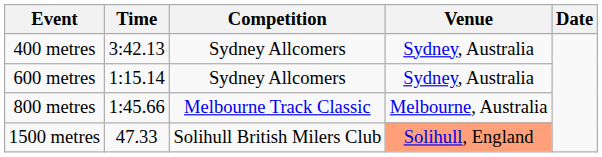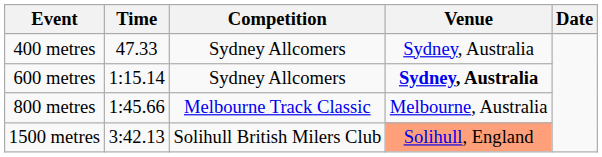(137, 48) 3:42.13 -> (137, 48) 47.33
(469, 78) normal -> (469, 78) bold
(137, 136) 47.33 -> (137, 136) 3:42.13
